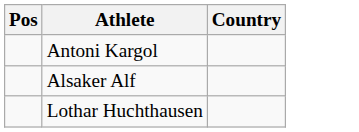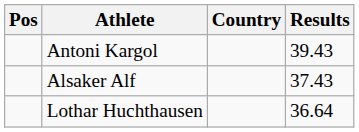+ column: (320, 19)
